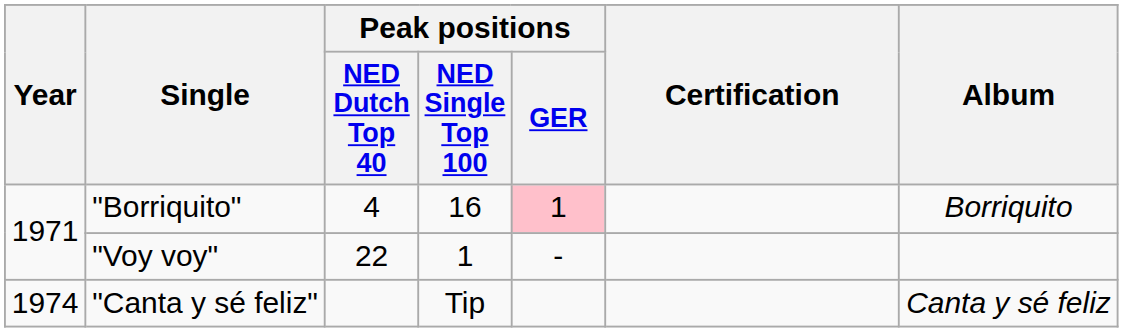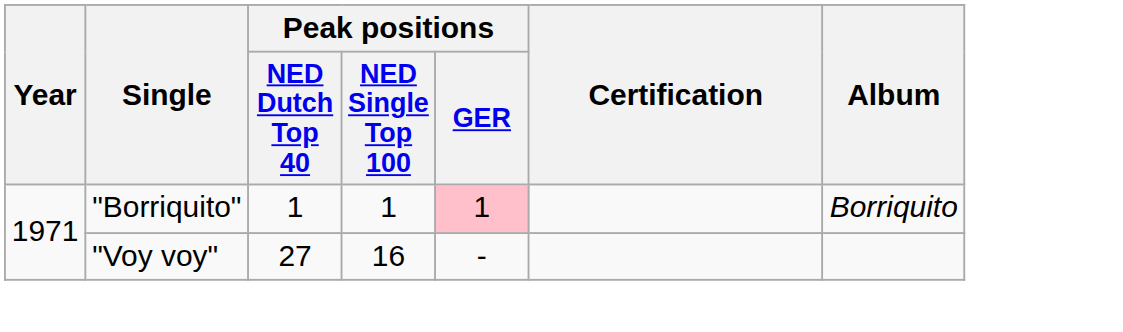(372, 207) 4 -> (295, 207) 1
(465, 207) 16 -> (388, 207) 1
(372, 255) 22 -> (295, 255) 27
(465, 255) 1 -> (388, 255) 16
- row: (205, 302)
